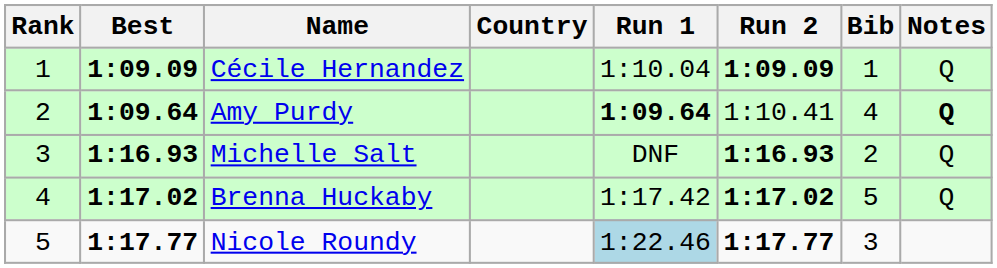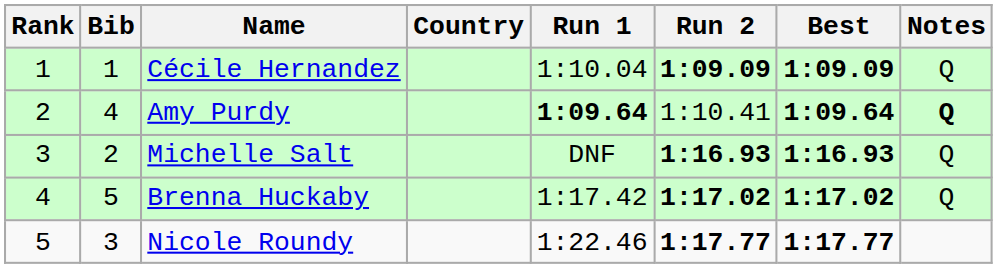columns swapped: (871, 27) <-> (143, 27)
(655, 242) lightblue background -> (592, 242) no background
